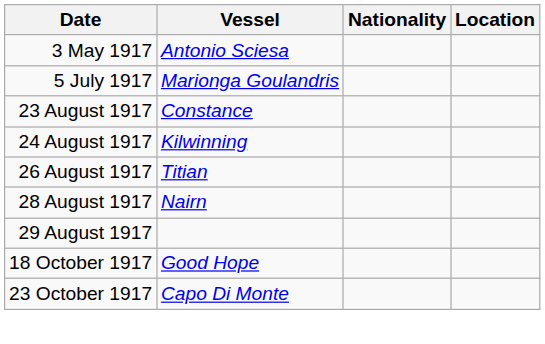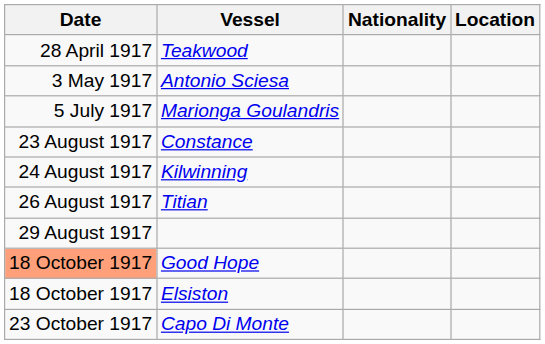+ row: (204, 50)
- row: (184, 202)
(81, 263) no background -> (81, 263) lightsalmon background
+ row: (195, 293)
